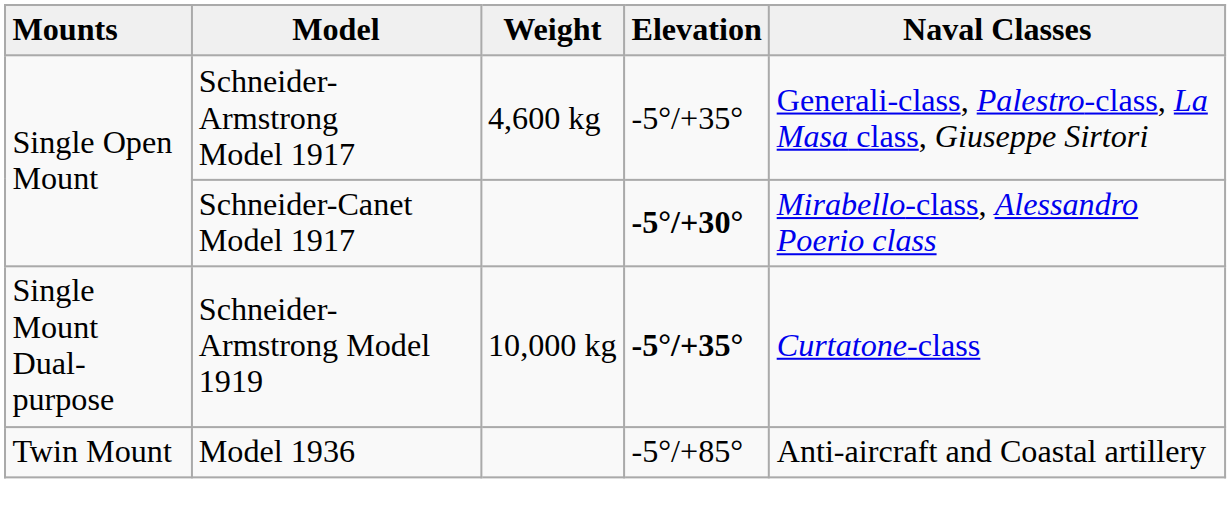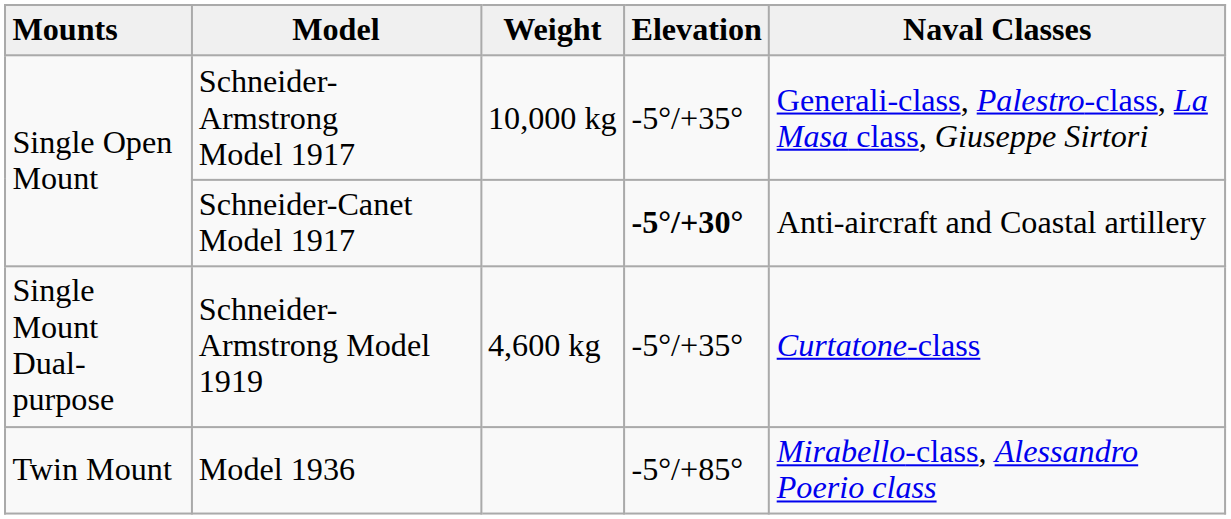(544, 117) 4,600 kg -> (552, 117) 10,000 kg
(957, 222) Mirabello-class, Alessandro Poerio class -> (991, 222) Anti-aircraft and Coastal artillery
(552, 345) 10,000 kg -> (544, 345) 4,600 kg
(687, 345) bold -> (687, 345) normal
(991, 451) Anti-aircraft and Coastal artillery -> (957, 469) Mirabello-class, Alessandro Poerio class
